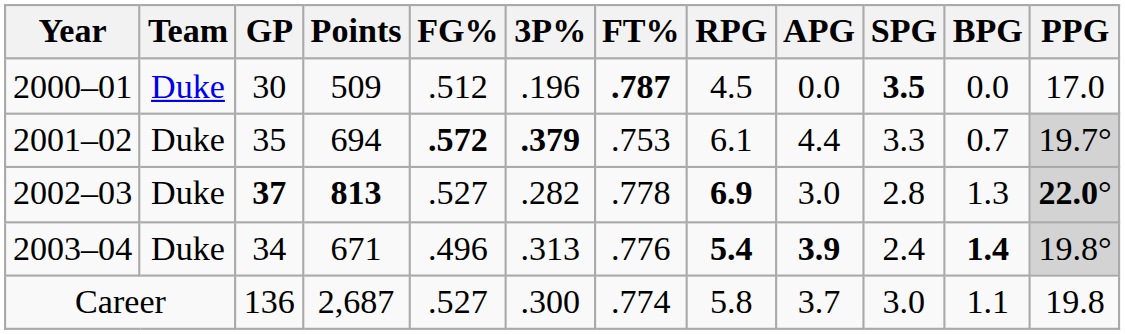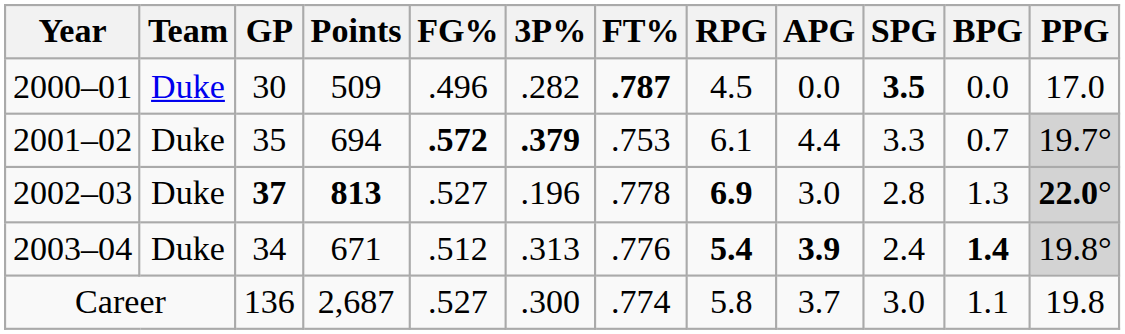(458, 85) .512 -> (458, 85) .496
(550, 85) .196 -> (550, 85) .282
(550, 193) .282 -> (550, 193) .196
(458, 247) .496 -> (458, 247) .512
